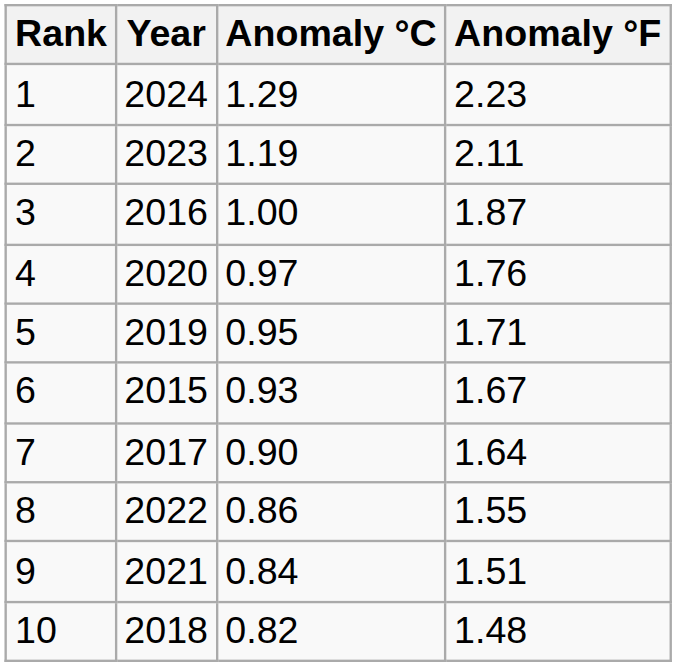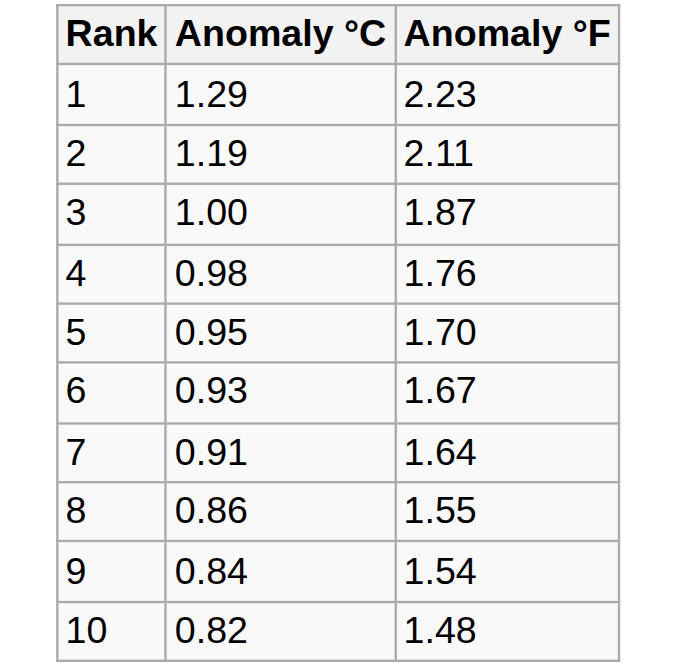- column: (166, 34)
(262, 272) 0.97 -> (211, 272) 0.98
(491, 332) 1.71 -> (440, 332) 1.70
(262, 451) 0.90 -> (211, 451) 0.91
(491, 570) 1.51 -> (440, 570) 1.54
